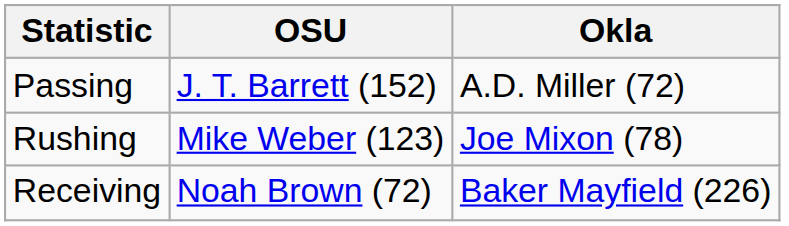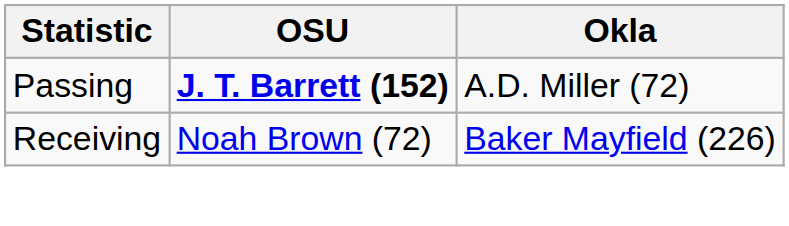(307, 84) normal -> (313, 84) bold
- row: (75, 138)
